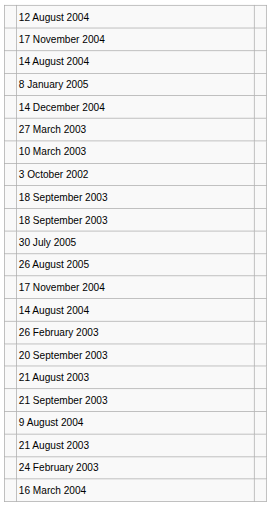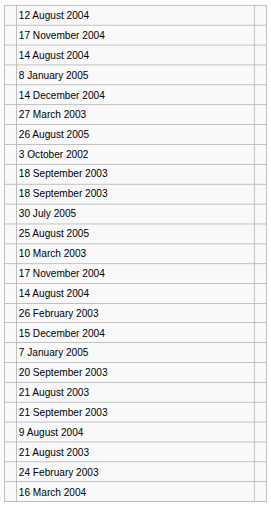rows swapped: (10, 152) <-> (10, 265)
+ row: (10, 234)
+ row: (10, 333)
+ row: (10, 353)
